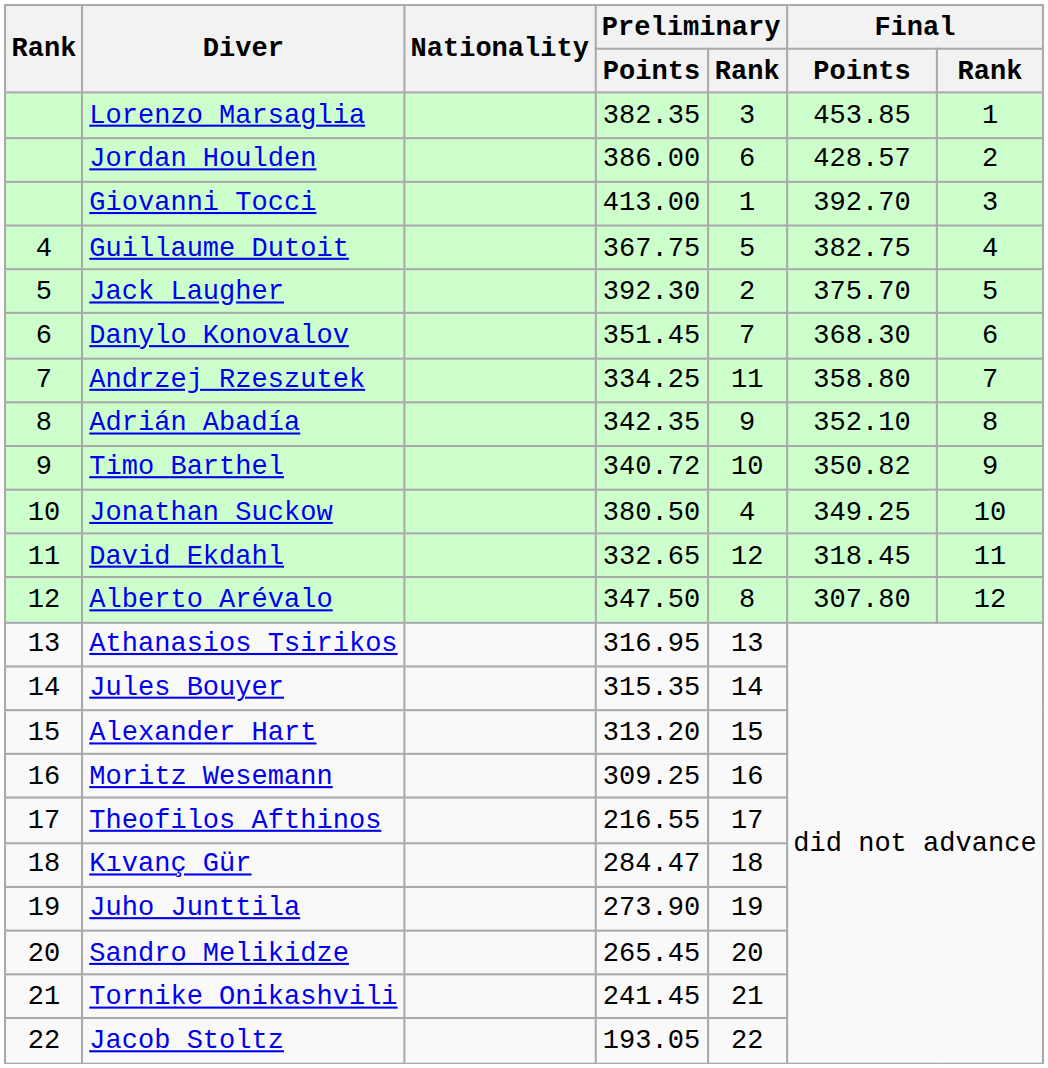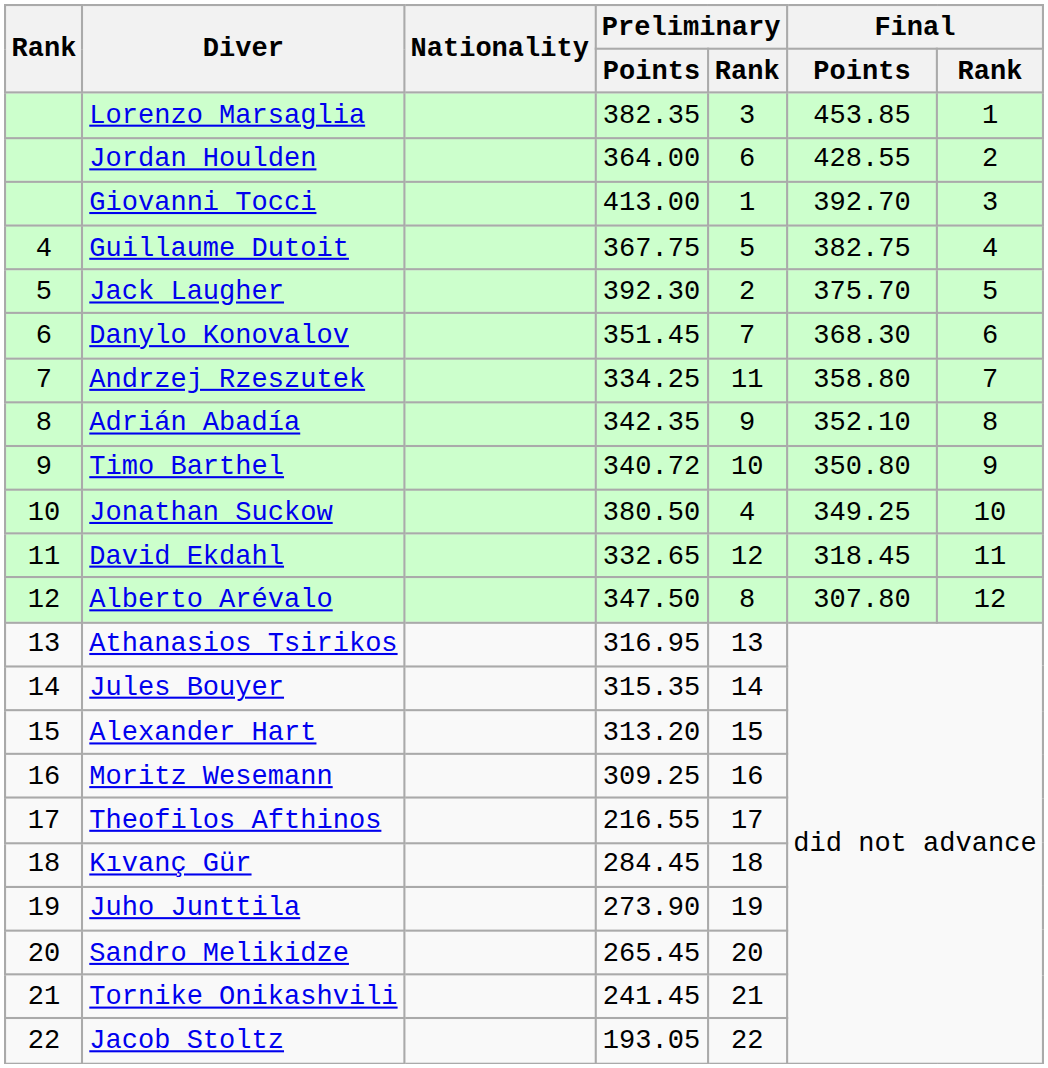(652, 159) 386.00 -> (652, 159) 364.00
(862, 159) 428.57 -> (862, 159) 428.55
(862, 468) 350.82 -> (862, 468) 350.80
(652, 864) 284.47 -> (652, 864) 284.45
